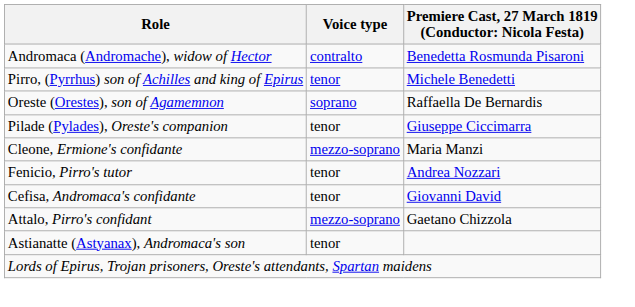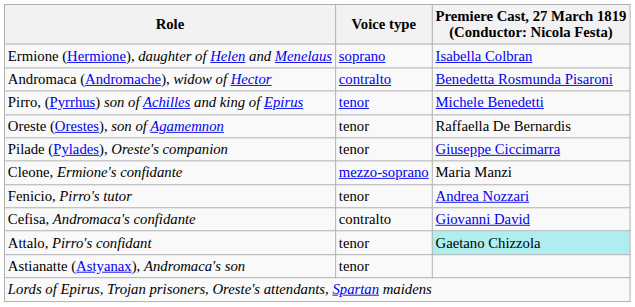+ row: (170, 56)
(333, 102) soprano -> (354, 126) tenor
(325, 196) tenor -> (365, 219) contralto
(355, 219) mezzo-soprano -> (354, 242) tenor
(459, 219) no background -> (488, 242) paleturquoise background
